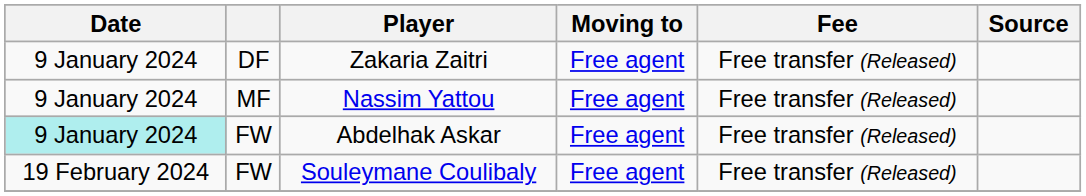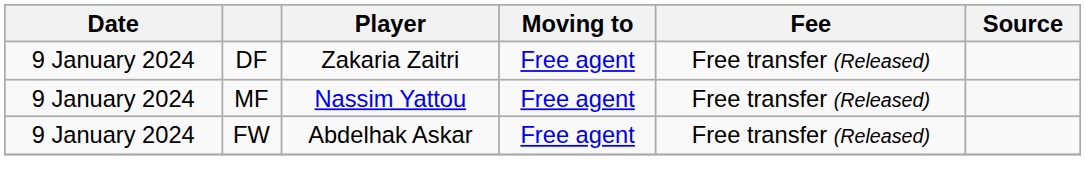(116, 135) paleturquoise background -> (113, 135) no background
- row: (419, 172)
